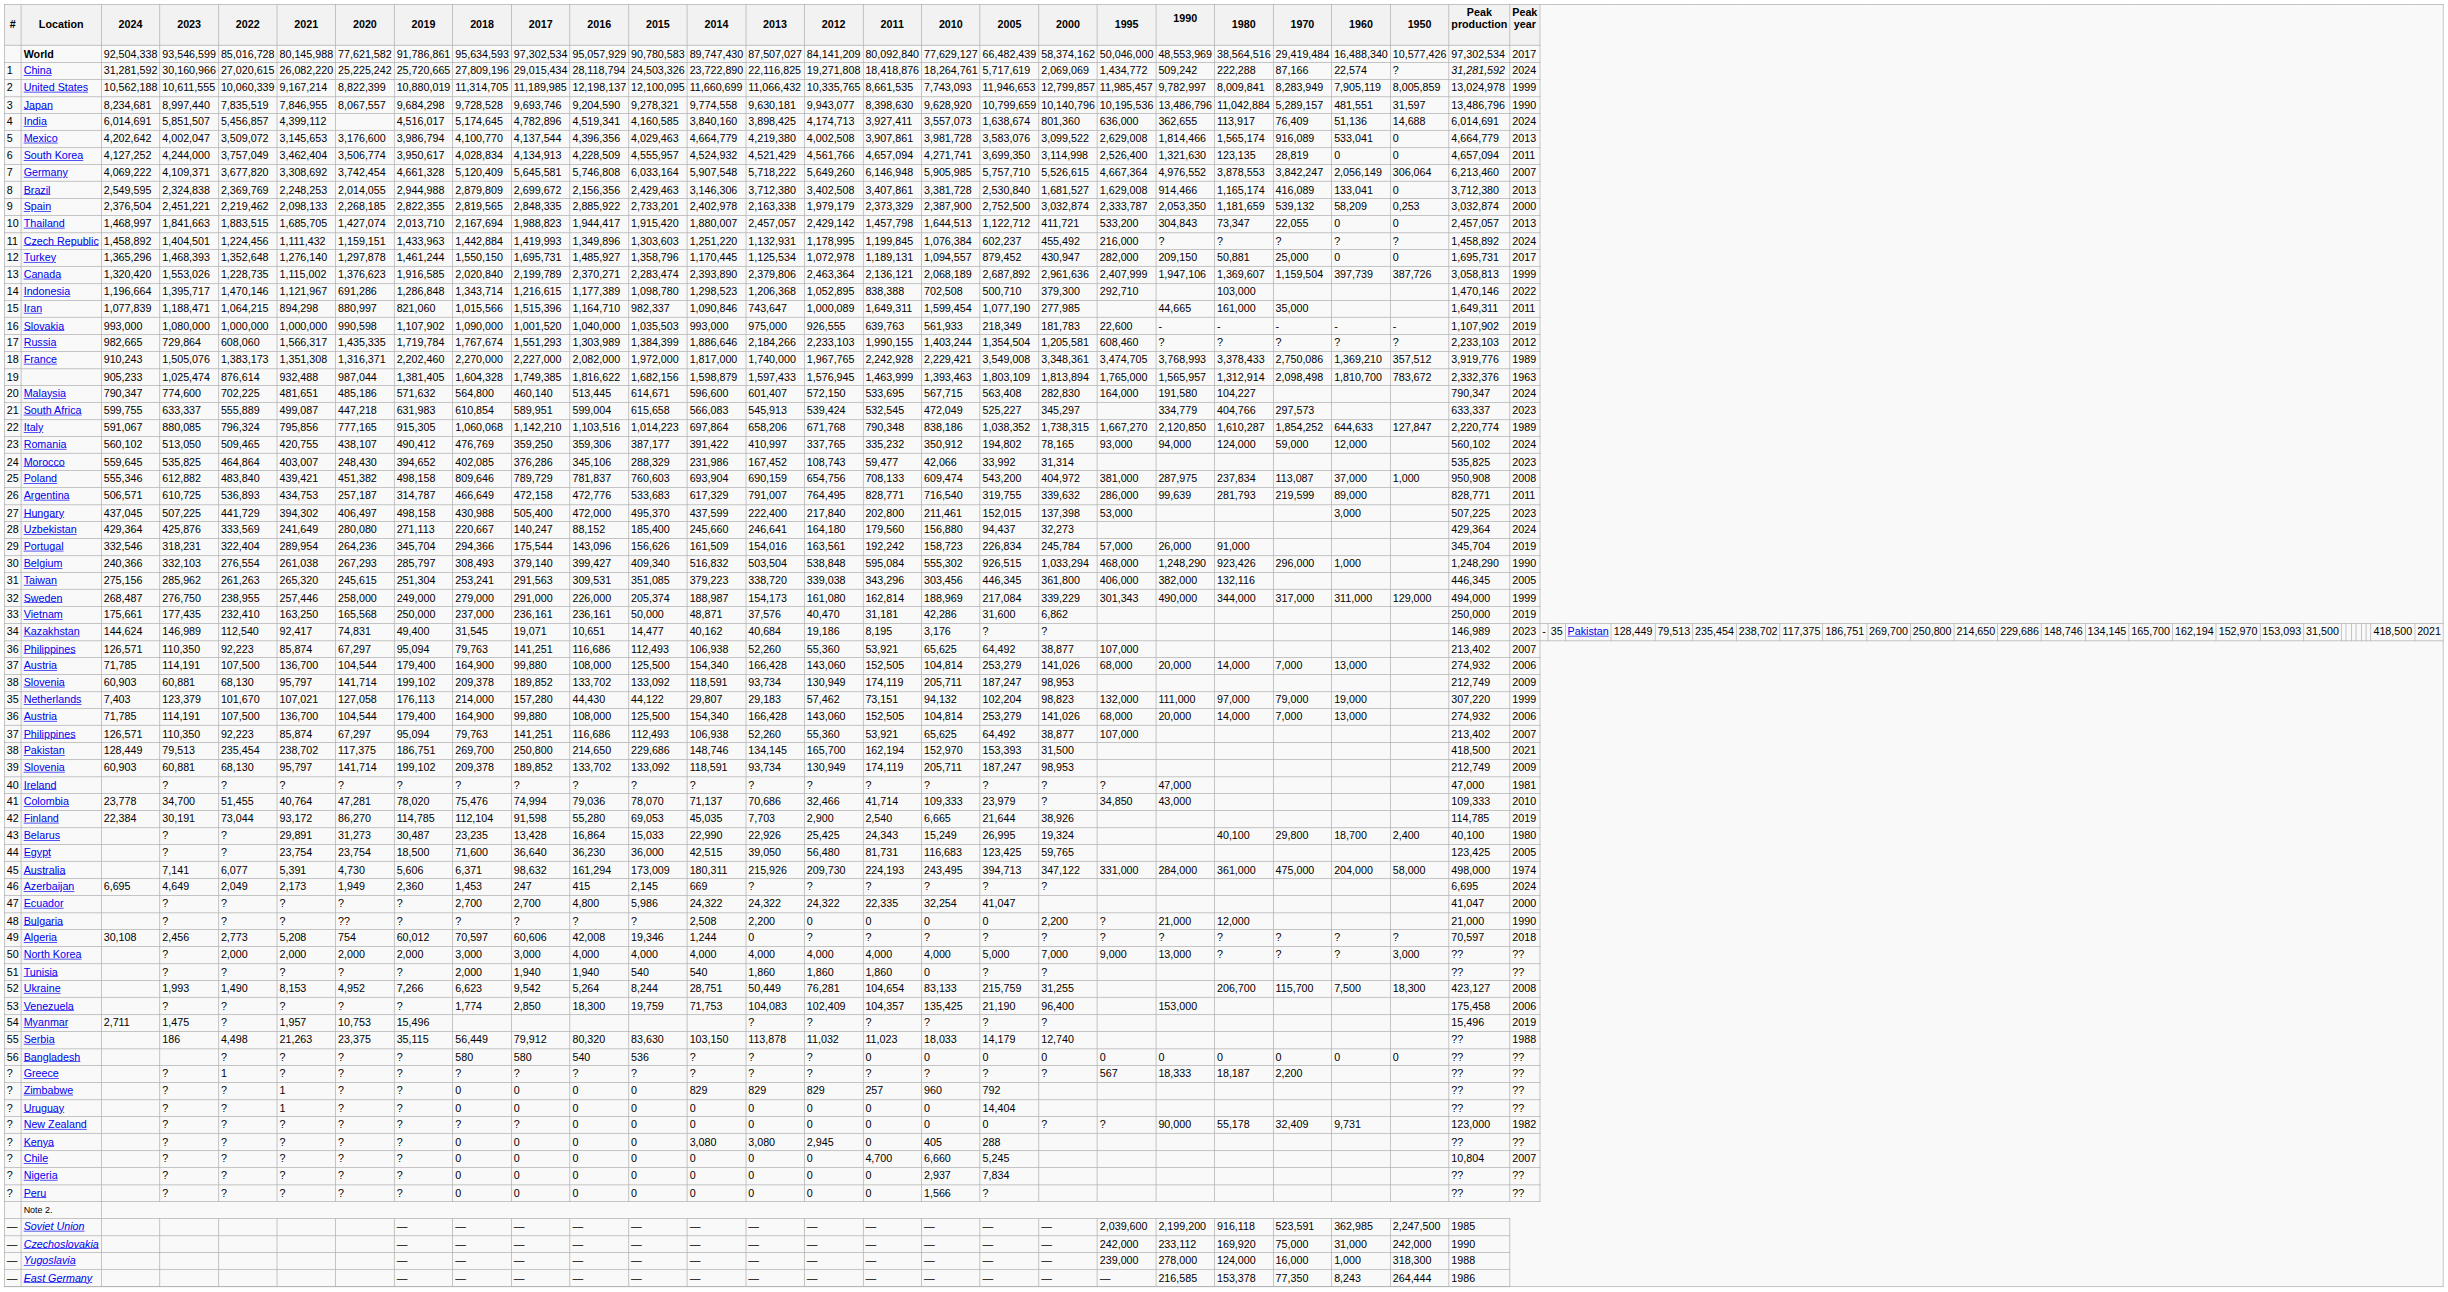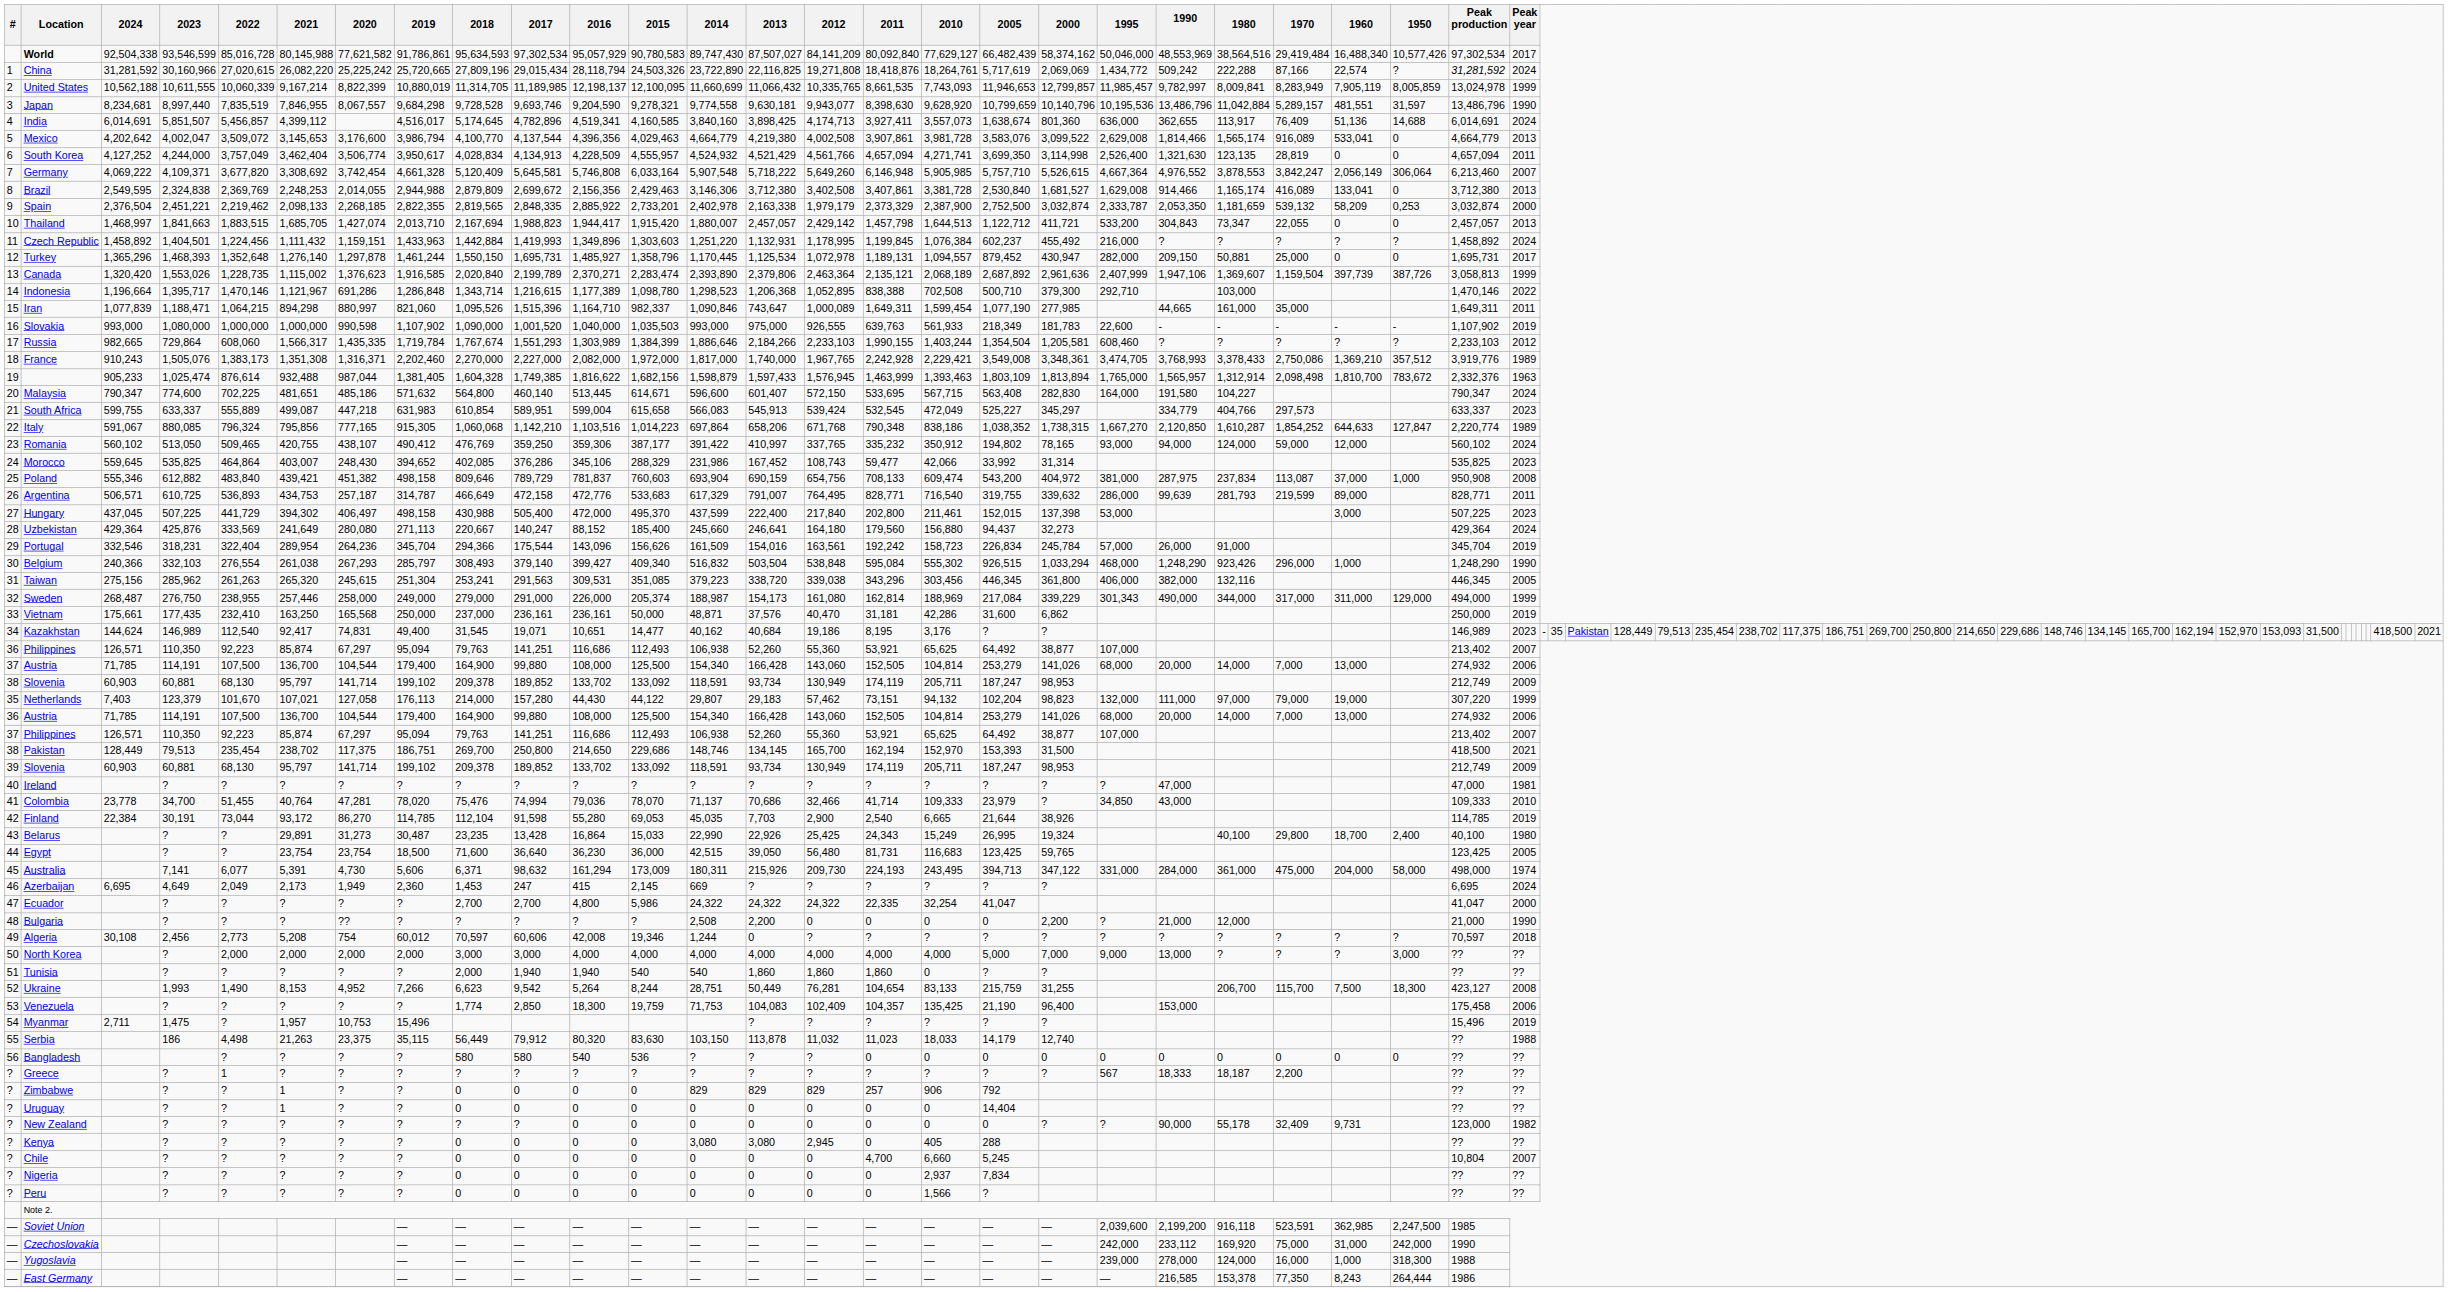(889, 275) 2,136,121 -> (889, 275) 2,135,121
(479, 309) 1,015,566 -> (479, 309) 1,095,526
(933, 1091) 960 -> (933, 1091) 906
